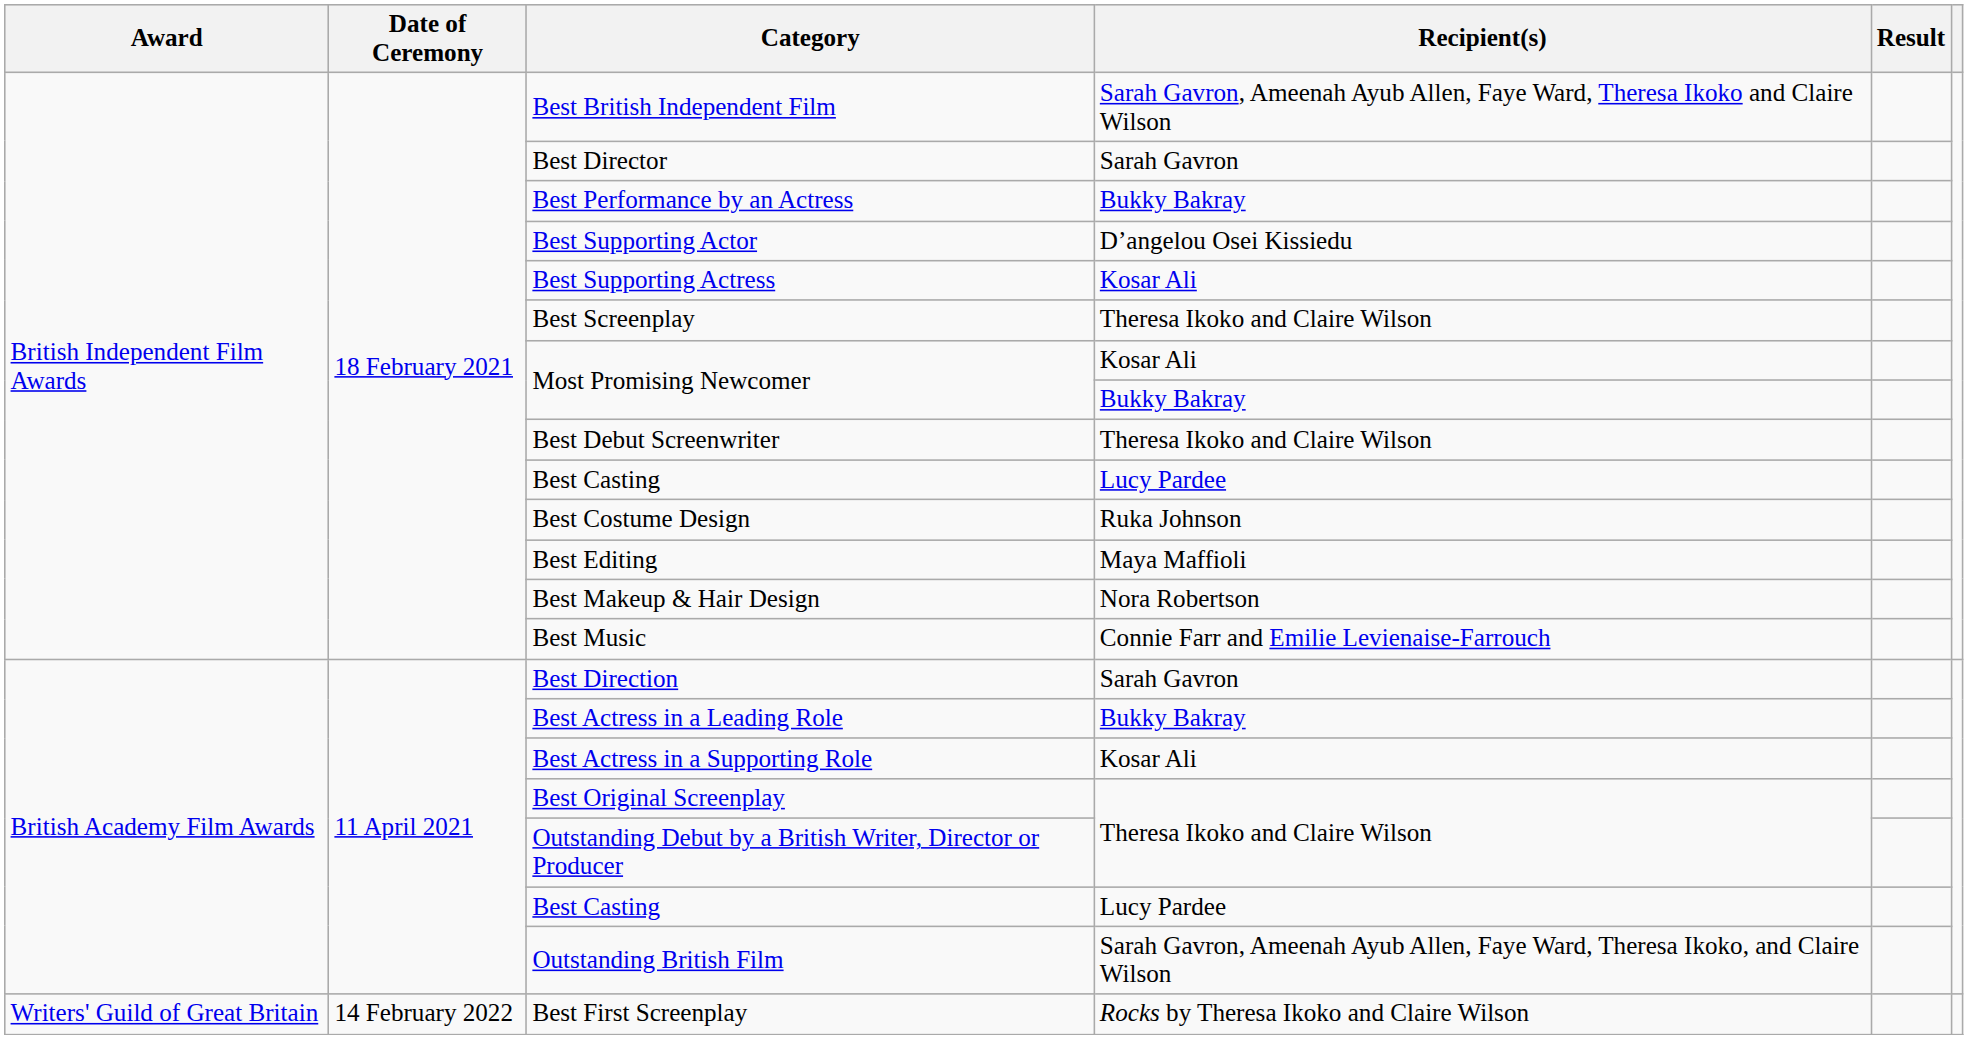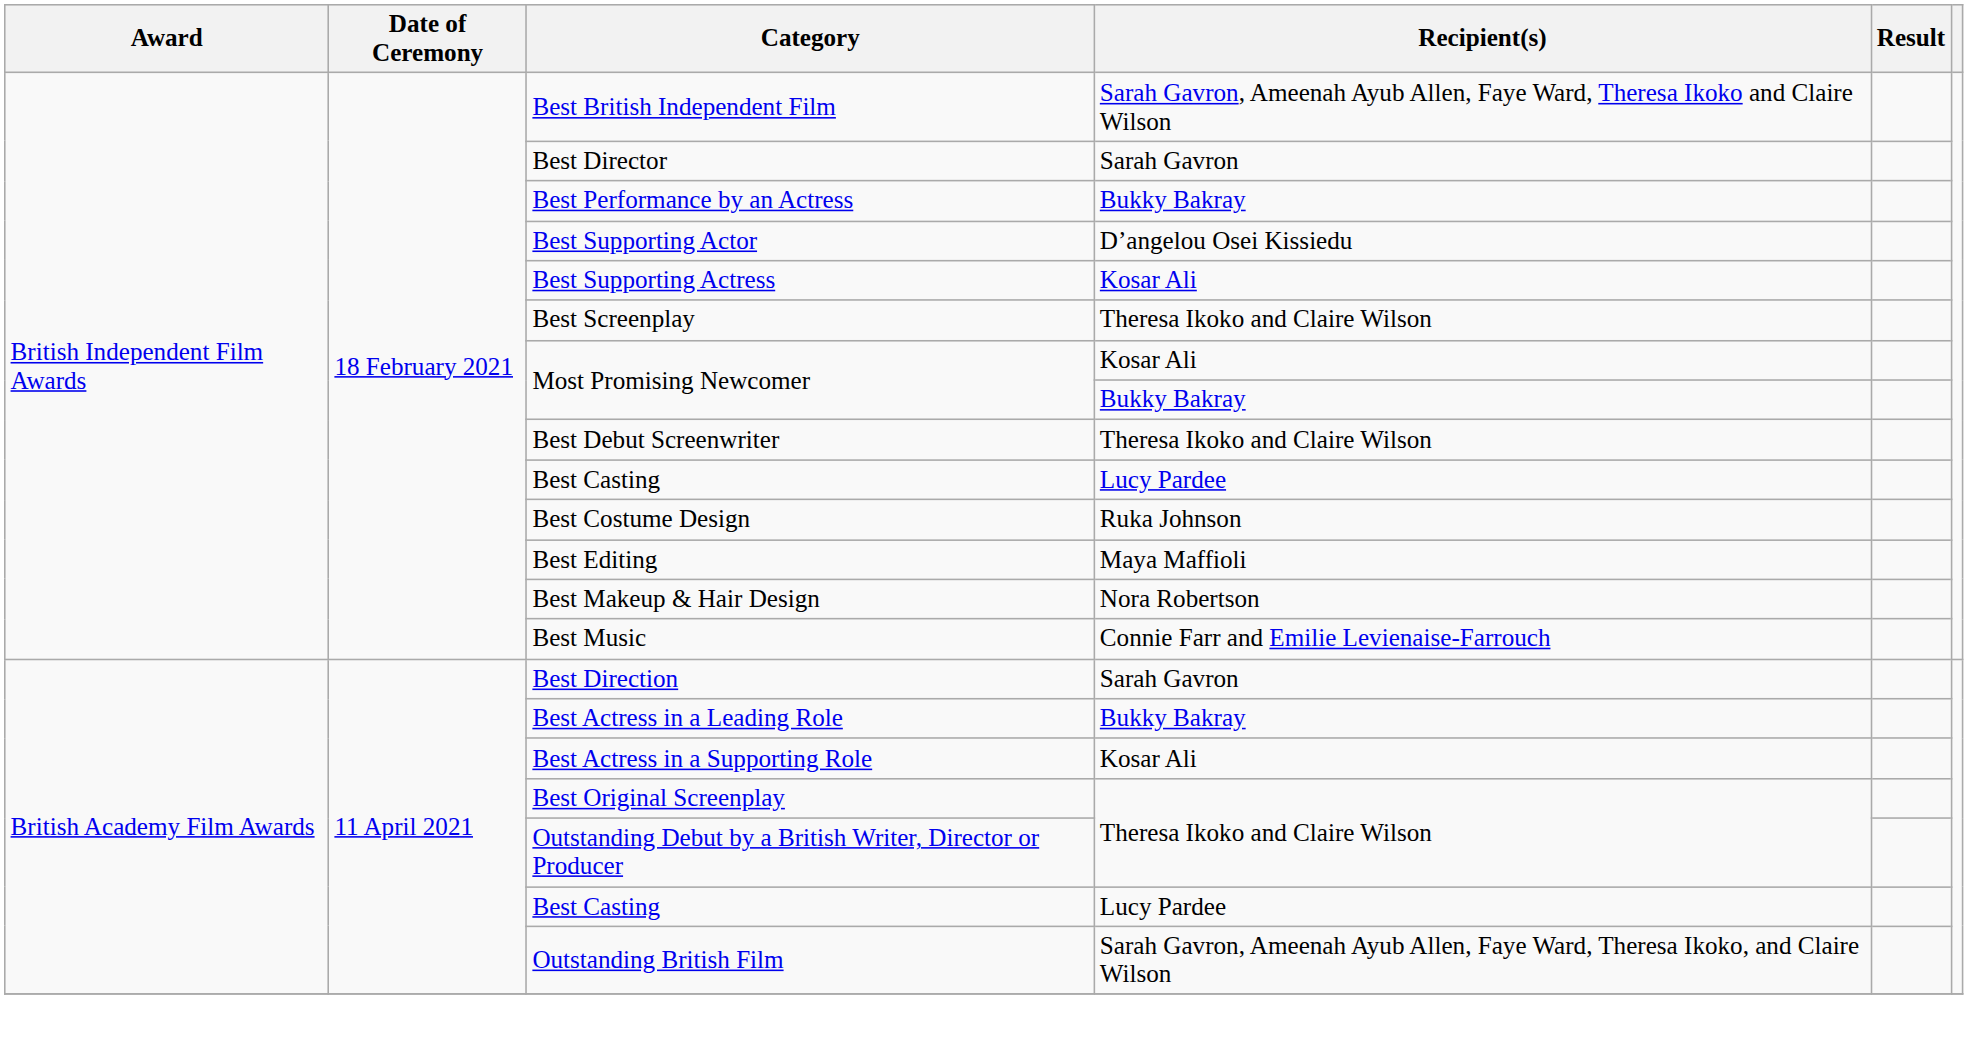- row: (640, 1013)
